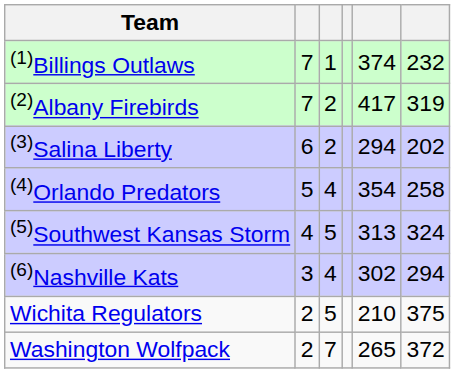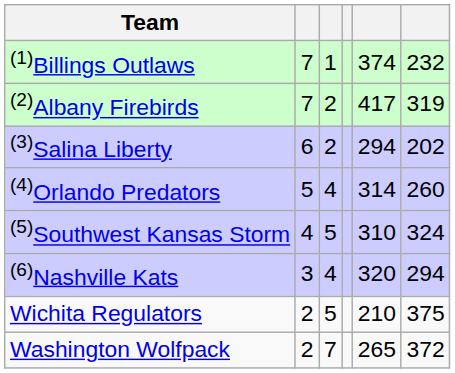(377, 189) 354 -> (377, 189) 314
(426, 189) 258 -> (426, 189) 260
(377, 231) 313 -> (377, 231) 310
(377, 274) 302 -> (377, 274) 320
